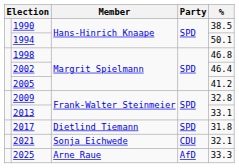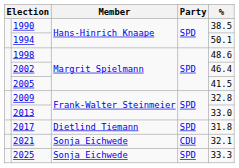(221, 55) 46.8 -> (221, 55) 48.6
(221, 84) 41.2 -> (221, 84) 41.5
(221, 112) 33.1 -> (221, 112) 33.0
(77, 156) Arne Raue -> (90, 156) Sonja Eichwede
(188, 156) AfD -> (188, 156) SPD
